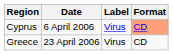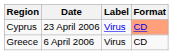(69, 27) 6 April 2006 -> (71, 27) 23 April 2006
(71, 42) 23 April 2006 -> (69, 42) 6 April 2006
